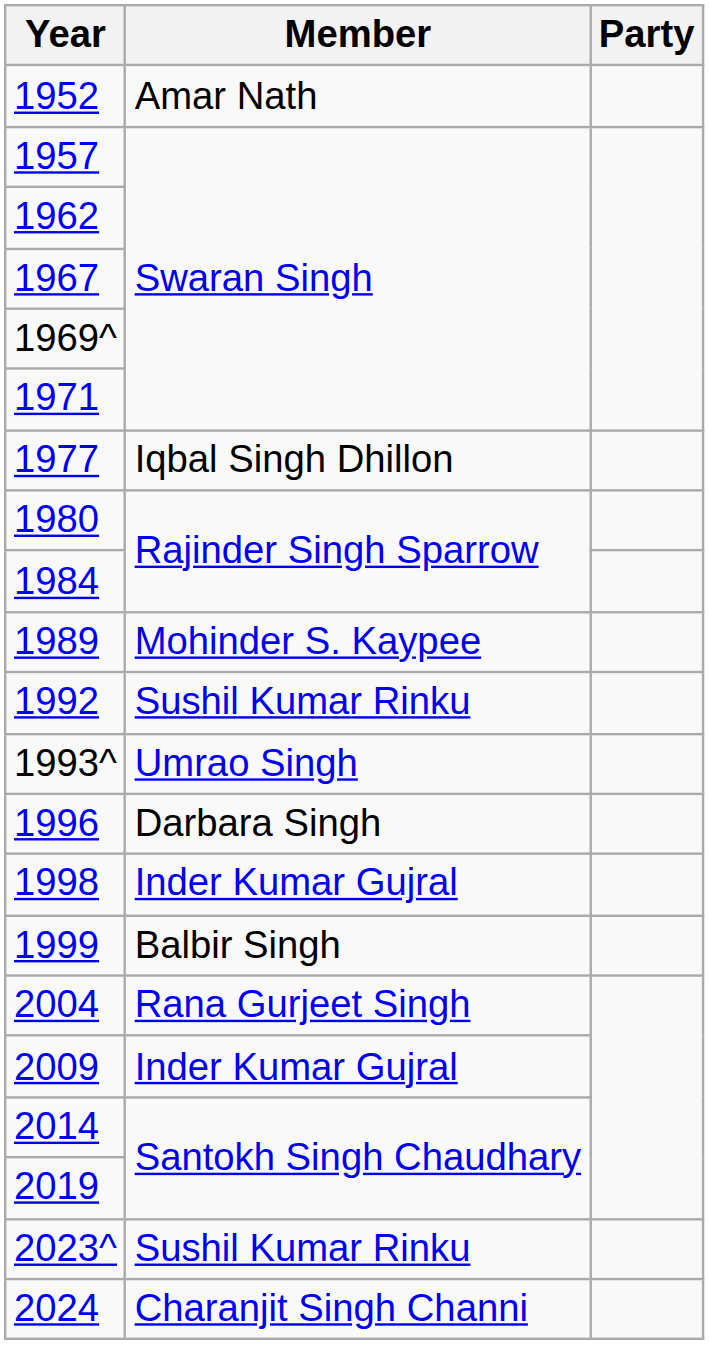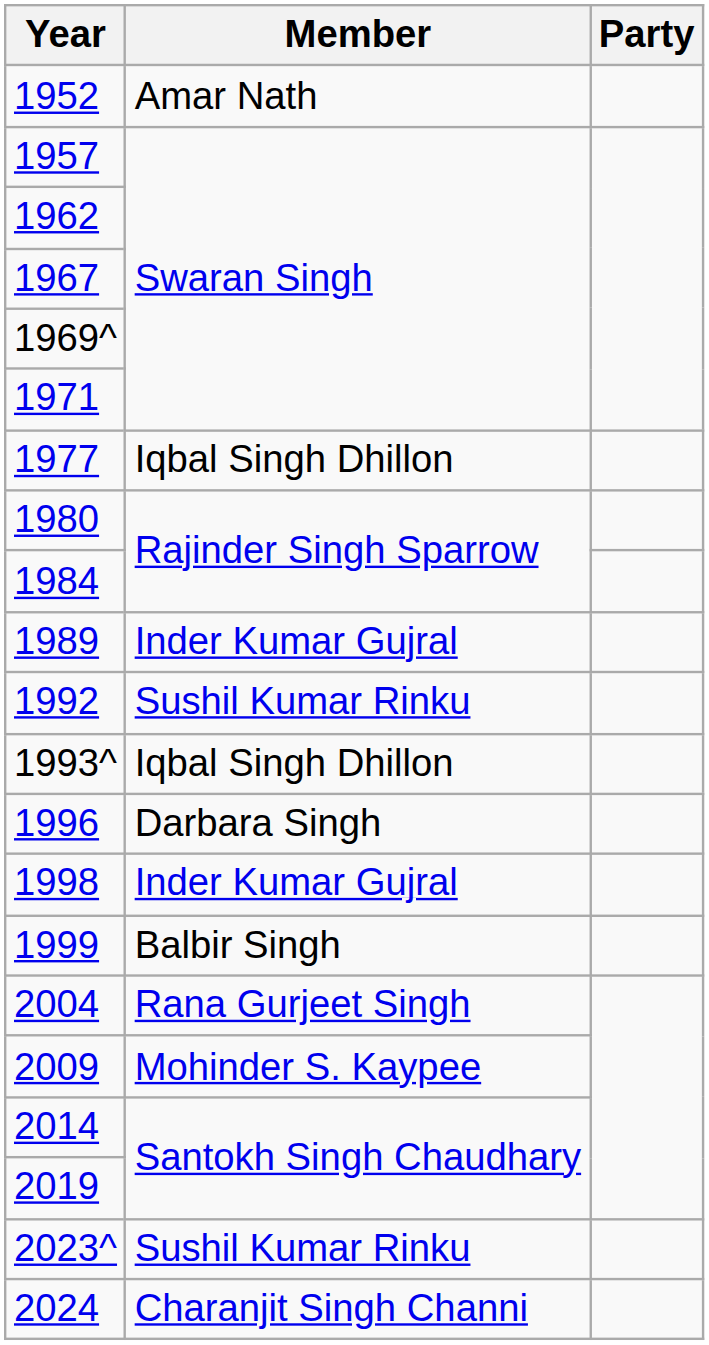(308, 641) Mohinder S. Kaypee -> (296, 641) Inder Kumar Gujral
(246, 762) Umrao Singh -> (294, 762) Iqbal Singh Dhillon
(296, 1065) Inder Kumar Gujral -> (308, 1065) Mohinder S. Kaypee
